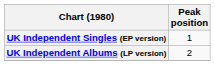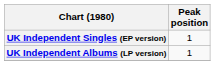(189, 53) 2 -> (189, 53) 1
